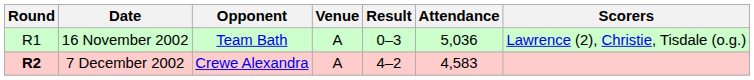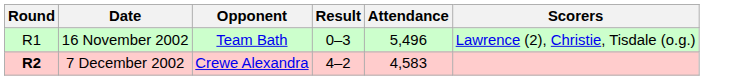- column: (337, 16)
(459, 39) 5,036 -> (408, 39) 5,496
